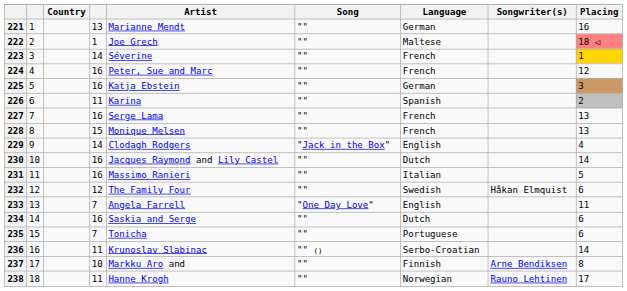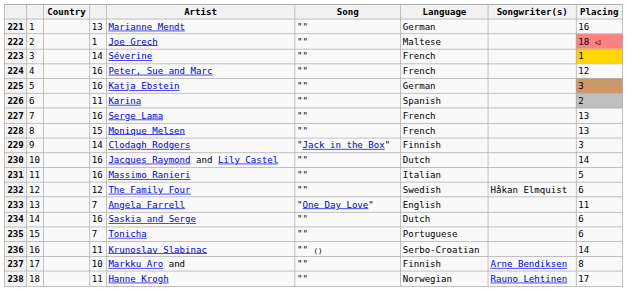(422, 145) English -> (422, 145) Finnish
(581, 145) 4 -> (581, 145) 3
